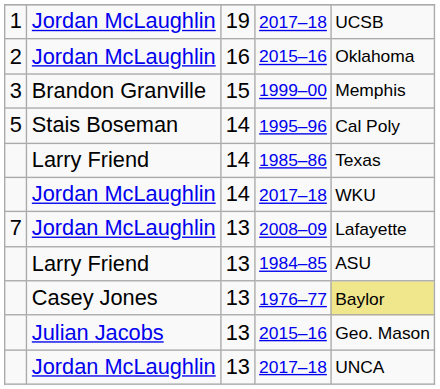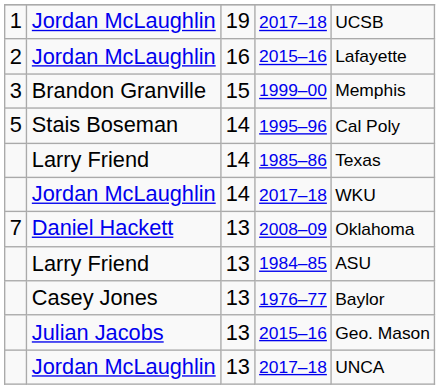(375, 56) Oklahoma -> (371, 56) Lafayette
(124, 228) Jordan McLaughlin -> (103, 228) Daniel Hackett
(371, 229) Lafayette -> (375, 229) Oklahoma
(360, 298) khaki background -> (360, 298) no background
